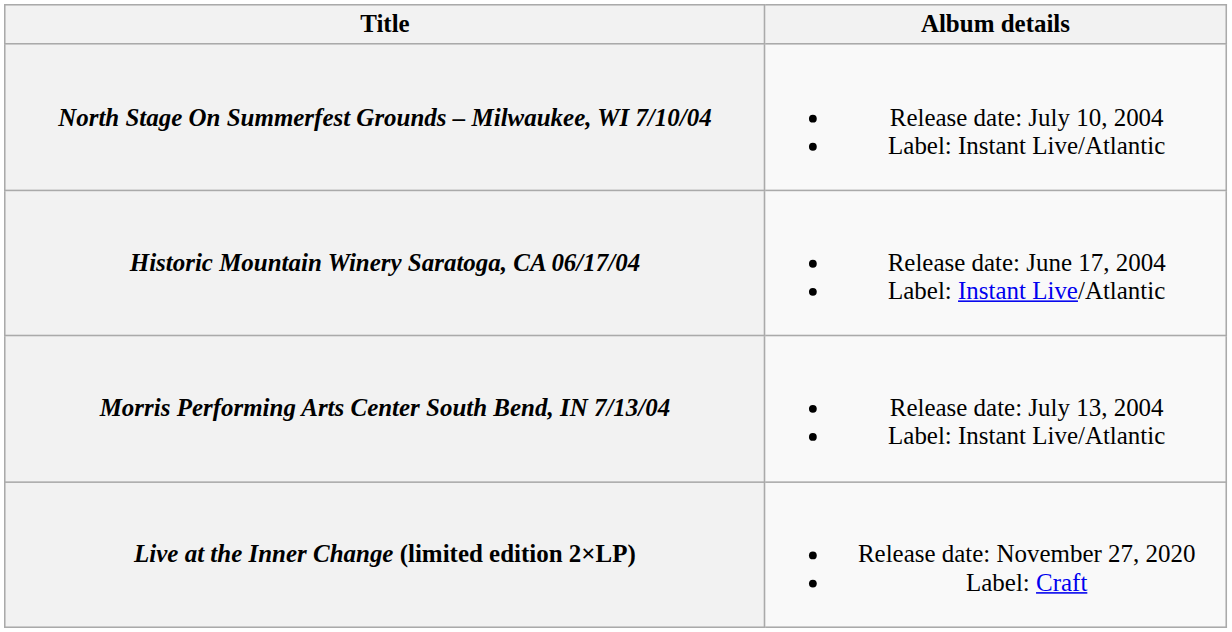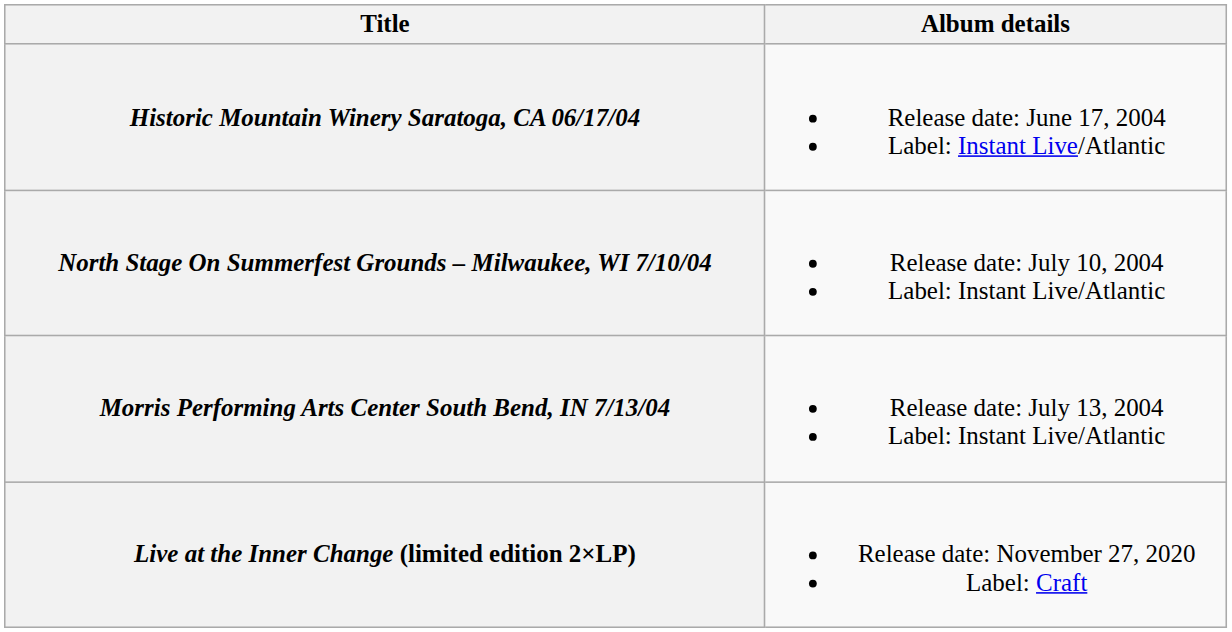rows swapped: (385, 262) <-> (385, 116)
